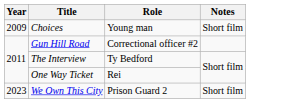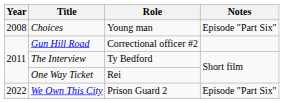(17, 28) 2009 -> (17, 28) 2008
(223, 28) Short film -> (240, 28) Episode "Part Six"
(17, 91) 2023 -> (17, 91) 2022
(223, 91) Short film -> (240, 91) Episode "Part Six"
